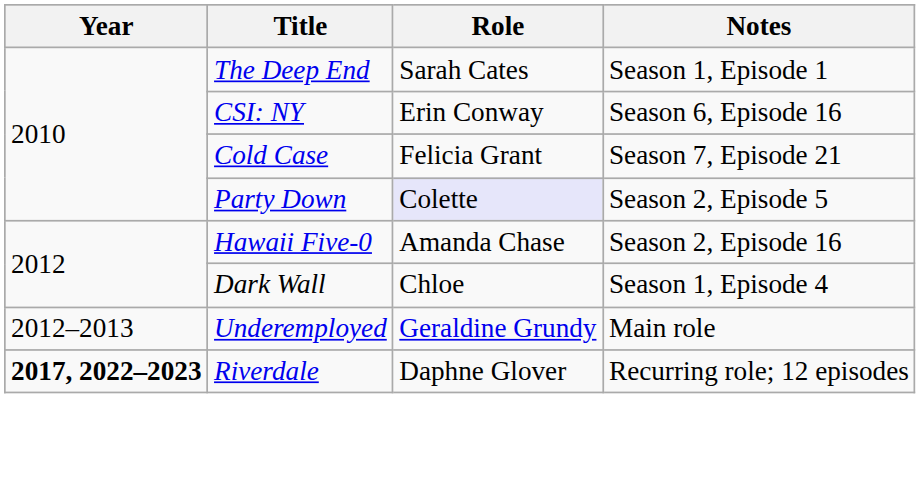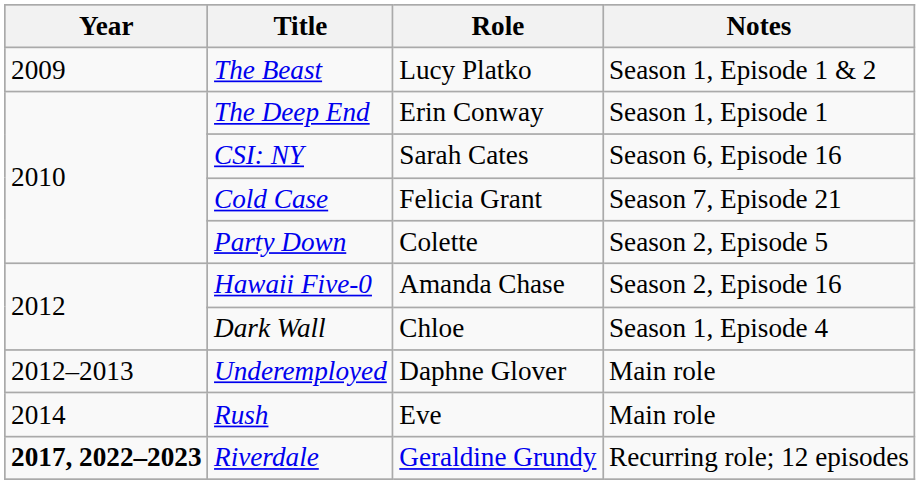+ row: (268, 69)
(464, 69) Sarah Cates -> (471, 112) Erin Conway
(471, 112) Erin Conway -> (464, 155) Sarah Cates
(439, 198) lavender background -> (439, 241) no background
(498, 328) Geraldine Grundy -> (483, 371) Daphne Glover
+ row: (241, 414)
(483, 371) Daphne Glover -> (498, 457) Geraldine Grundy
